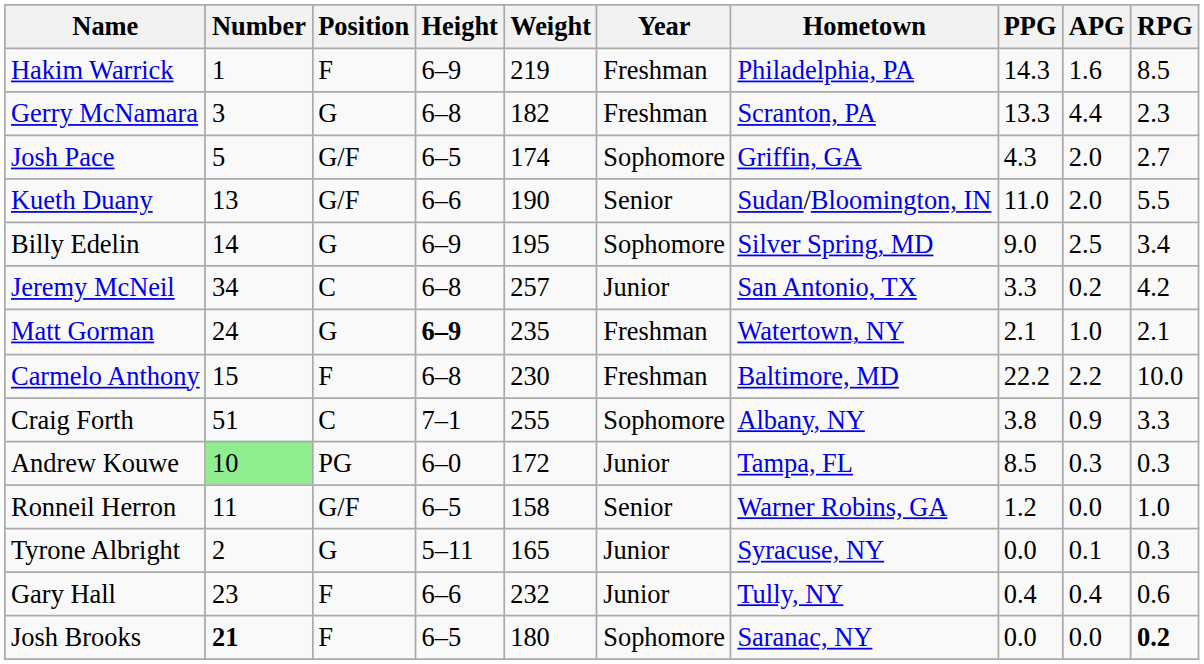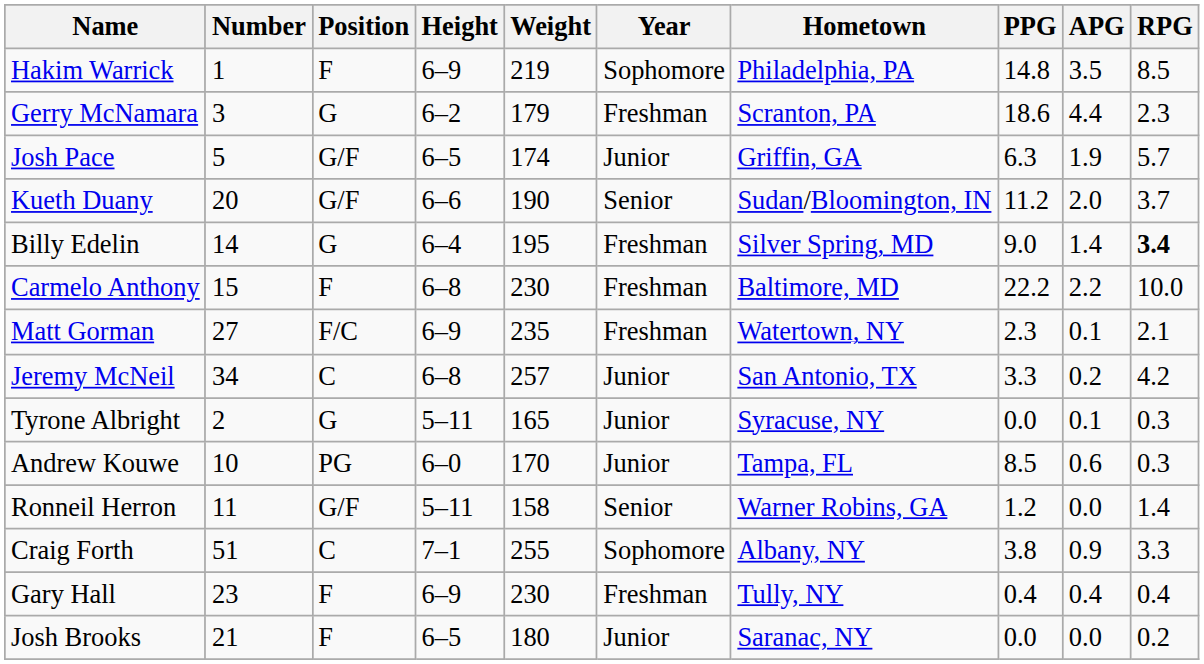(655, 70) Freshman -> (664, 70) Sophomore
(1027, 70) 14.3 -> (1027, 70) 14.8
(1085, 70) 1.6 -> (1085, 70) 3.5
(441, 113) 6–8 -> (441, 113) 6–2
(530, 113) 182 -> (530, 113) 179
(1027, 113) 13.3 -> (1027, 113) 18.6
(664, 157) Sophomore -> (636, 157) Junior
(1020, 157) 4.3 -> (1020, 157) 6.3
(1085, 157) 2.0 -> (1085, 157) 1.9
(1153, 157) 2.7 -> (1153, 157) 5.7
(225, 200) 13 -> (225, 200) 20
(1026, 200) 11.0 -> (1026, 200) 11.2
(1153, 200) 5.5 -> (1153, 200) 3.7
(441, 244) 6–9 -> (441, 244) 6–4
(664, 244) Sophomore -> (655, 244) Freshman
(1085, 244) 2.5 -> (1085, 244) 1.4
(1153, 244) normal -> (1153, 244) bold
rows swapped: (105, 375) <-> (93, 288)
(225, 331) 24 -> (225, 331) 27
(328, 331) G -> (338, 331) F/C
(441, 331) bold -> (441, 331) normal
(1020, 331) 2.1 -> (1020, 331) 2.3
(1085, 331) 1.0 -> (1085, 331) 0.1
rows swapped: (72, 418) <-> (96, 549)
(225, 462) lightgreen background -> (225, 462) no background
(530, 462) 172 -> (530, 462) 170
(1085, 462) 0.3 -> (1085, 462) 0.6
(441, 506) 6–5 -> (447, 506) 5–11
(1153, 506) 1.0 -> (1153, 506) 1.4
(441, 593) 6–6 -> (441, 593) 6–9
(530, 593) 232 -> (530, 593) 230
(636, 593) Junior -> (655, 593) Freshman
(1153, 593) 0.6 -> (1153, 593) 0.4
(225, 637) bold -> (225, 637) normal
(664, 637) Sophomore -> (636, 637) Junior
(1153, 637) bold -> (1153, 637) normal
